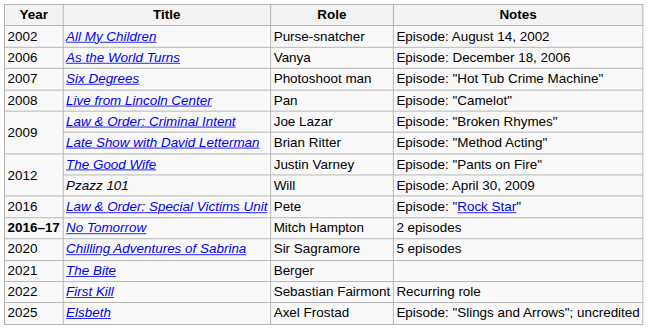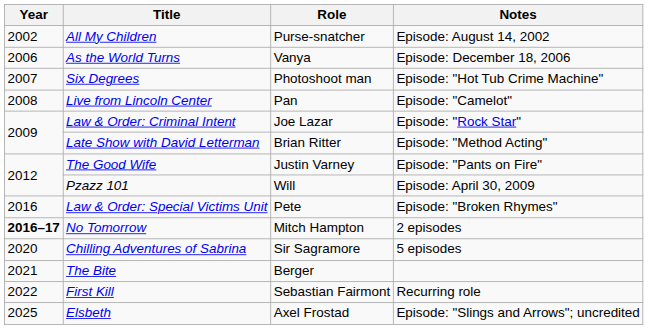(477, 121) Episode: "Broken Rhymes" -> (459, 121) Episode: "Rock Star"
(459, 206) Episode: "Rock Star" -> (477, 206) Episode: "Broken Rhymes"
